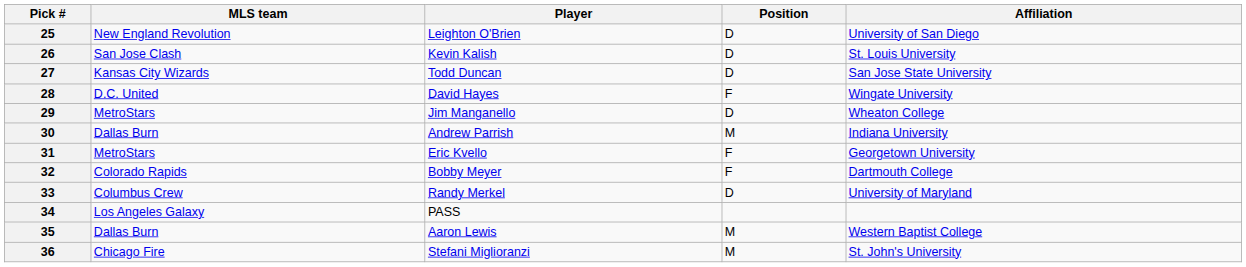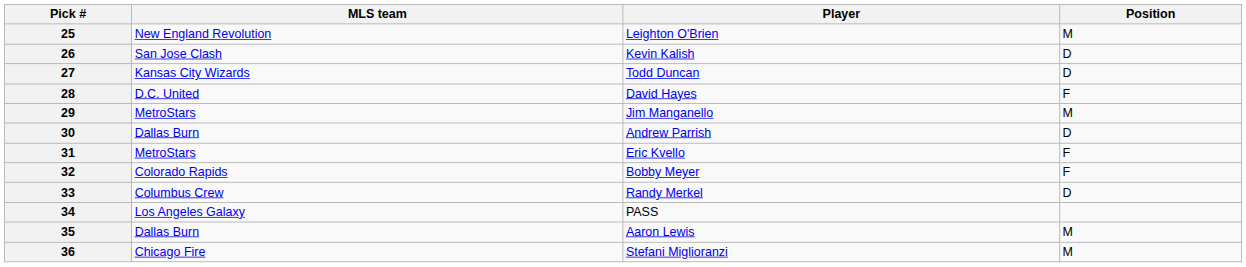- column: (1044, 14)
(729, 34) D -> (1068, 34) M
(729, 113) D -> (1068, 113) M
(730, 133) M -> (1067, 133) D
